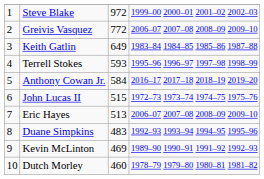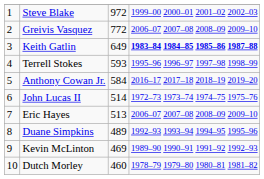(194, 47) normal -> (194, 47) bold
(119, 98) 515 -> (119, 98) 514
(119, 132) 483 -> (119, 132) 489
